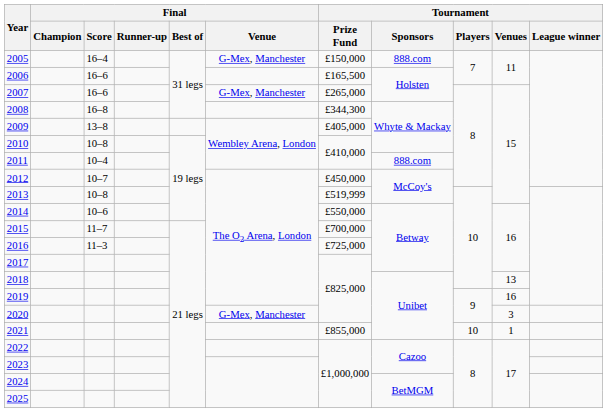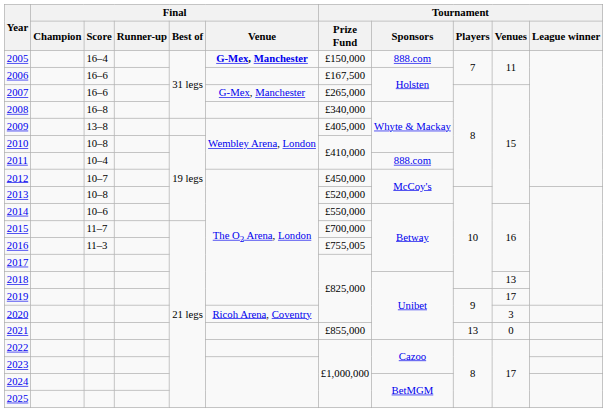(262, 59) normal -> (262, 59) bold
(345, 76) £165,500 -> (345, 76) £167,500
(345, 110) £344,300 -> (345, 110) £340,000
(345, 195) £519,999 -> (345, 195) £520,000
(345, 246) £725,000 -> (345, 246) £755,005
(511, 297) 16 -> (511, 297) 17
(262, 314) G-Mex, Manchester -> (262, 314) Ricoh Arena, Coventry
(473, 331) 10 -> (473, 331) 13
(511, 331) 1 -> (511, 331) 0
